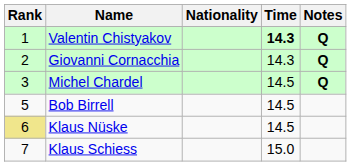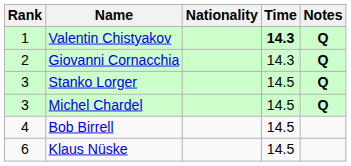+ row: (93, 82)
(25, 104) 5 -> (25, 127) 4
(25, 127) khaki background -> (25, 149) no background
- row: (93, 149)
